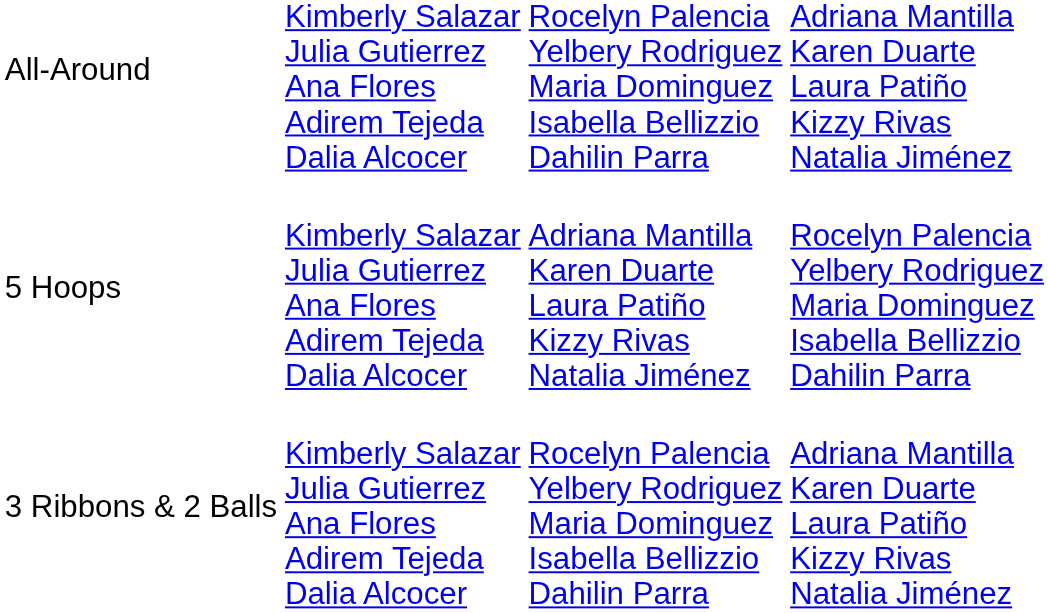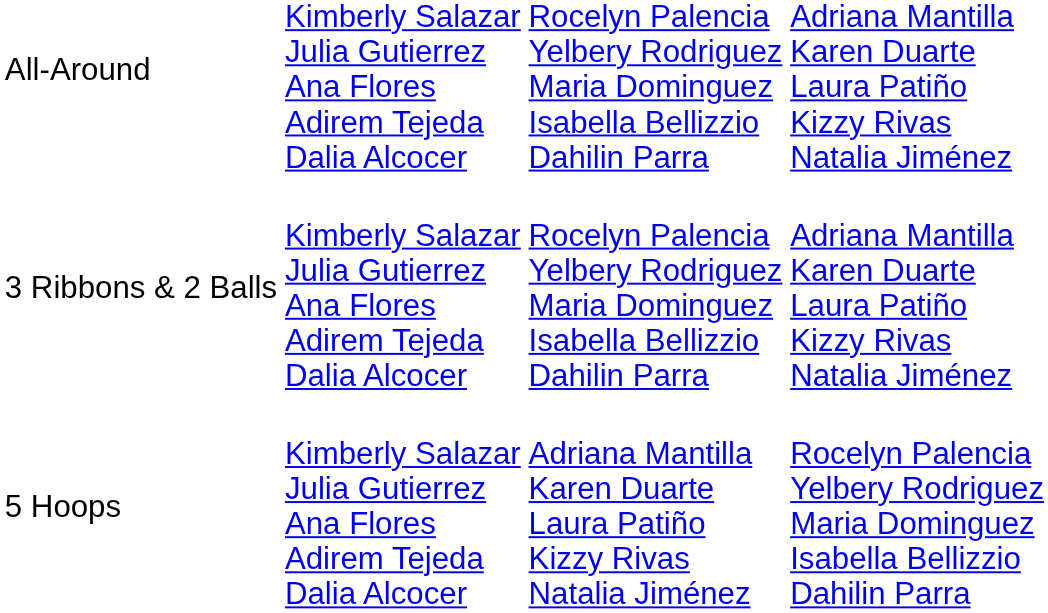rows swapped: (63, 288) <-> (141, 506)
